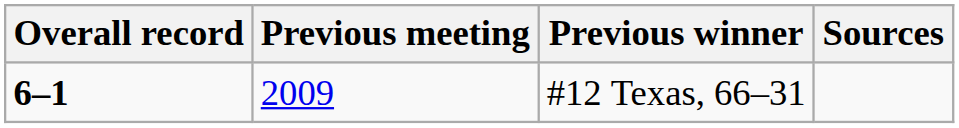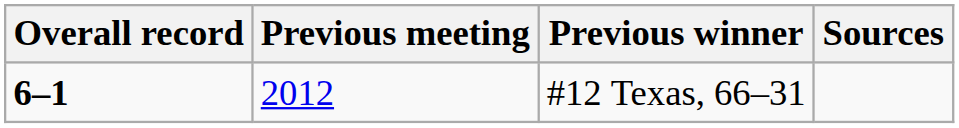(297, 91) 2009 -> (297, 91) 2012
